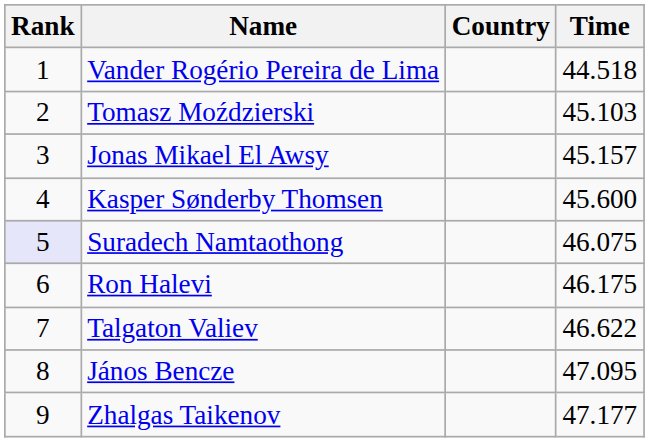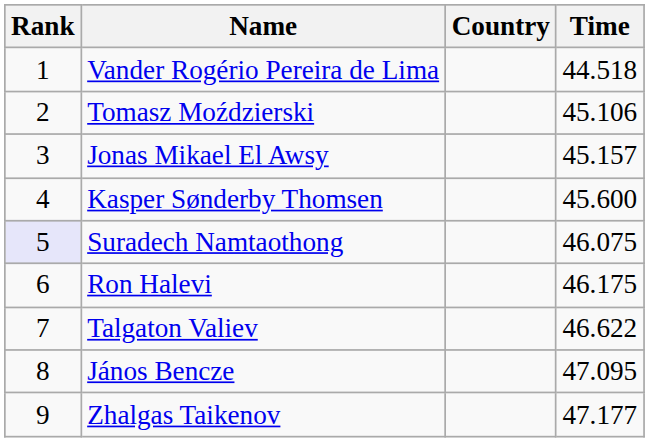(600, 112) 45.103 -> (600, 112) 45.106
